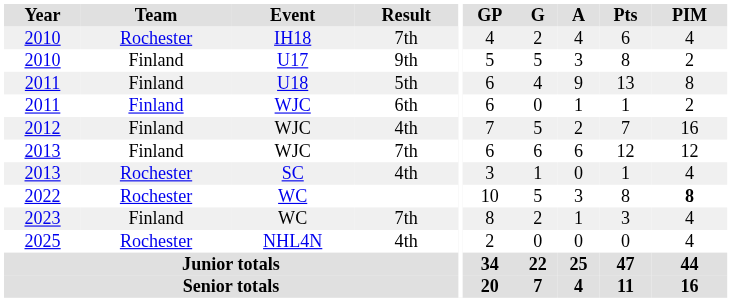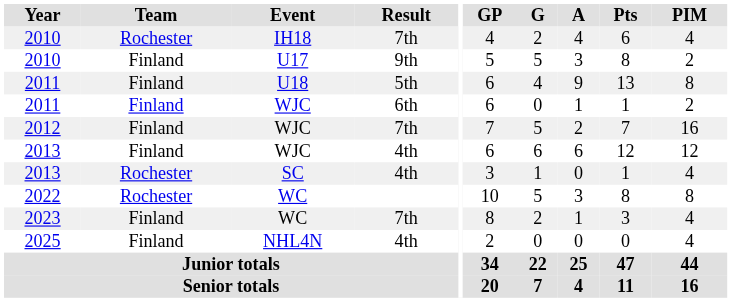(406, 128) 4th -> (406, 128) 7th
(406, 150) 7th -> (406, 150) 4th
(690, 196) bold -> (690, 196) normal
(156, 241) Rochester -> (156, 241) Finland
